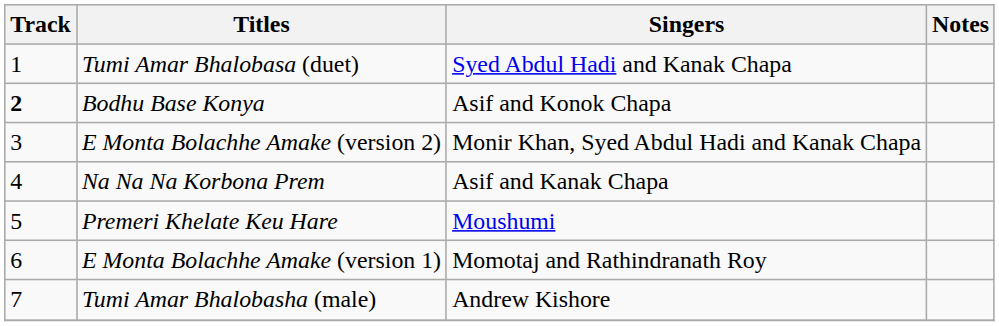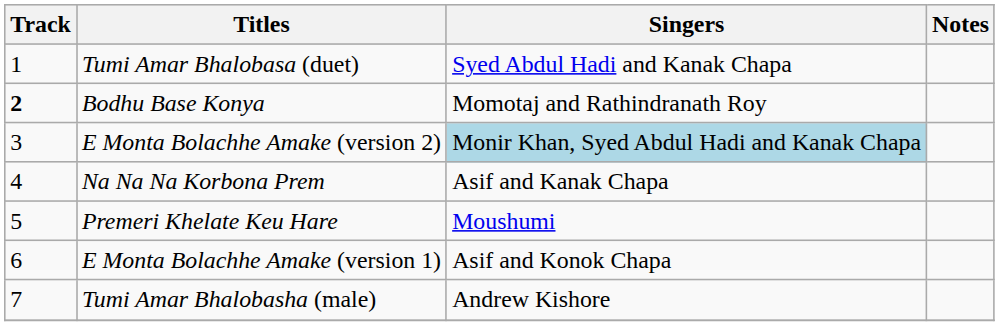(562, 103) Asif and Konok Chapa -> (609, 103) Momotaj and Rathindranath Roy
(687, 142) no background -> (687, 142) lightblue background
(609, 260) Momotaj and Rathindranath Roy -> (562, 260) Asif and Konok Chapa
